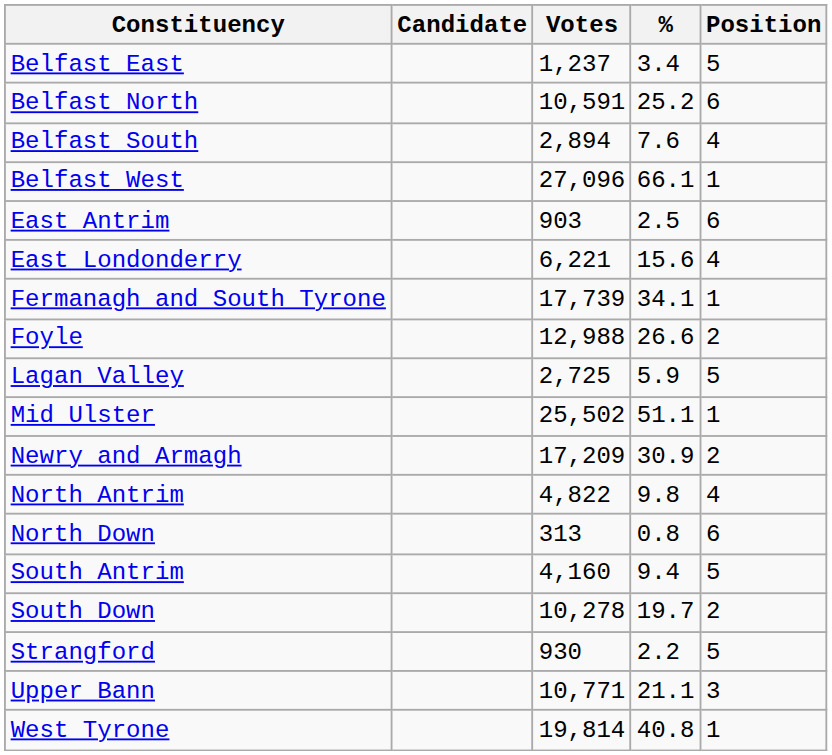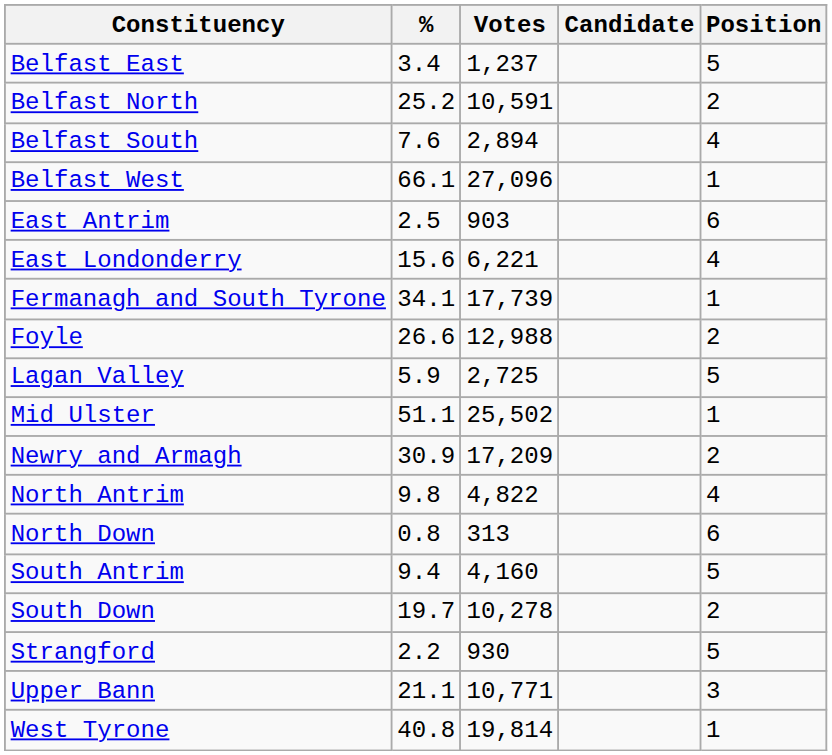columns swapped: (462, 25) <-> (666, 25)
(713, 103) 6 -> (713, 103) 2
